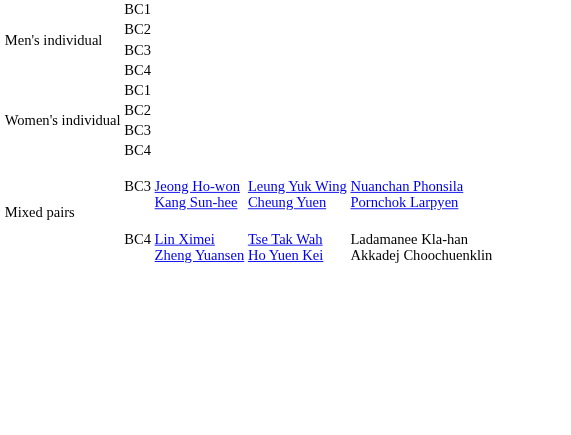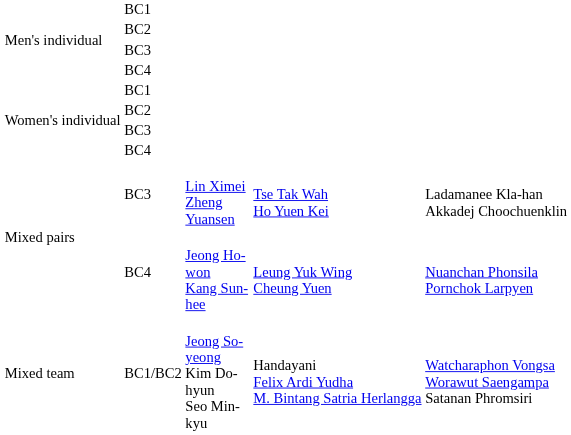(197, 194) Jeong Ho-won Kang Sun-hee -> (215, 202) Lin Ximei Zheng Yuansen
(297, 194) Leung Yuk Wing Cheung Yuen -> (291, 202) Tse Tak Wah Ho Yuen Kei
(407, 194) Nuanchan Phonsila Pornchok Larpyen -> (496, 202) Ladamanee Kla-han Akkadej Choochuenklin
(199, 247) Lin Ximei Zheng Yuansen -> (217, 280) Jeong Ho-won Kang Sun-hee
(286, 247) Tse Tak Wah Ho Yuen Kei -> (303, 280) Leung Yuk Wing Cheung Yuen
(421, 247) Ladamanee Kla-han Akkadej Choochuenklin -> (482, 280) Nuanchan Phonsila Pornchok Larpyen
+ row: (40, 373)
